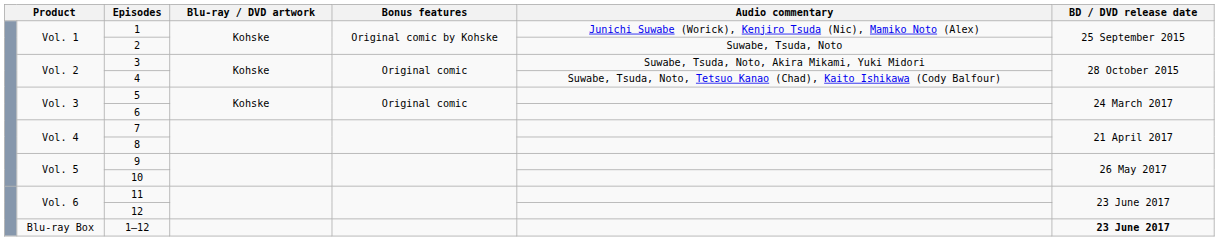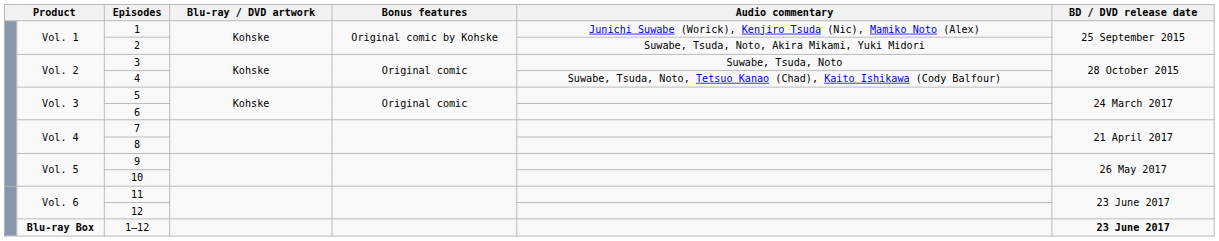(784, 46) Suwabe, Tsuda, Noto -> (784, 46) Suwabe, Tsuda, Noto, Akira Mikami, Yuki Midori
(784, 62) Suwabe, Tsuda, Noto, Akira Mikami, Yuki Midori -> (784, 62) Suwabe, Tsuda, Noto
(60, 227) normal -> (60, 227) bold
